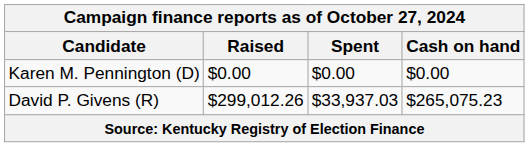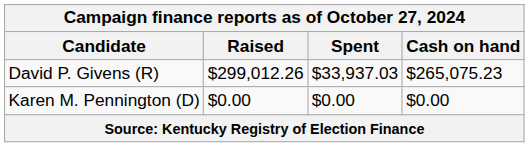rows swapped: (104, 73) <-> (84, 100)
